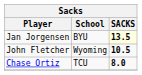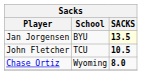(90, 50) Wyoming -> (80, 50) TCU
(80, 63) TCU -> (90, 63) Wyoming
